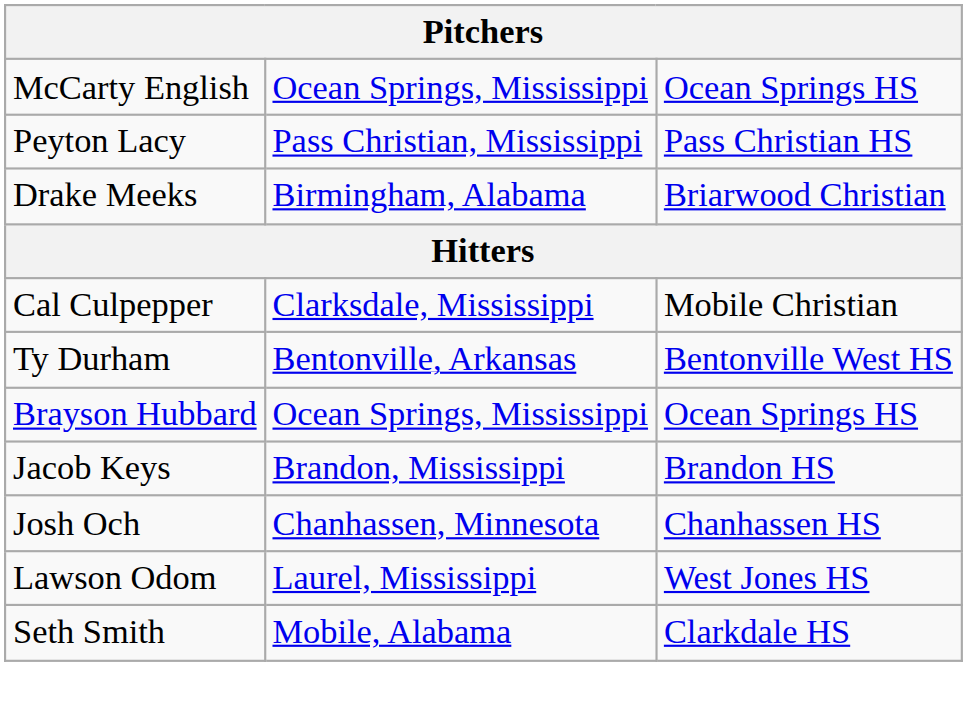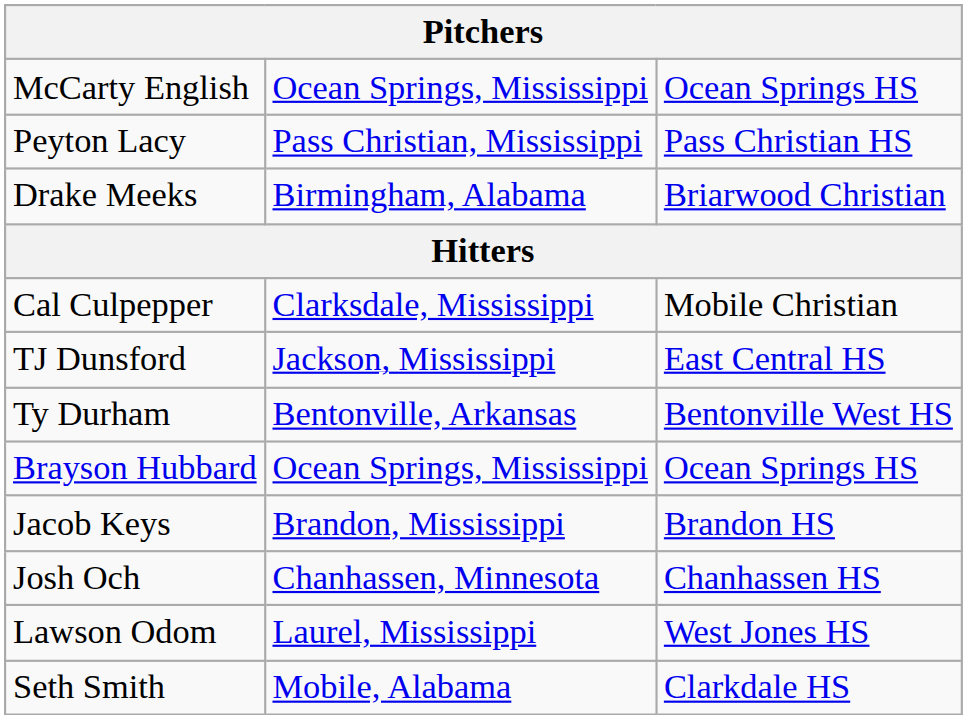+ row: (99, 359)
